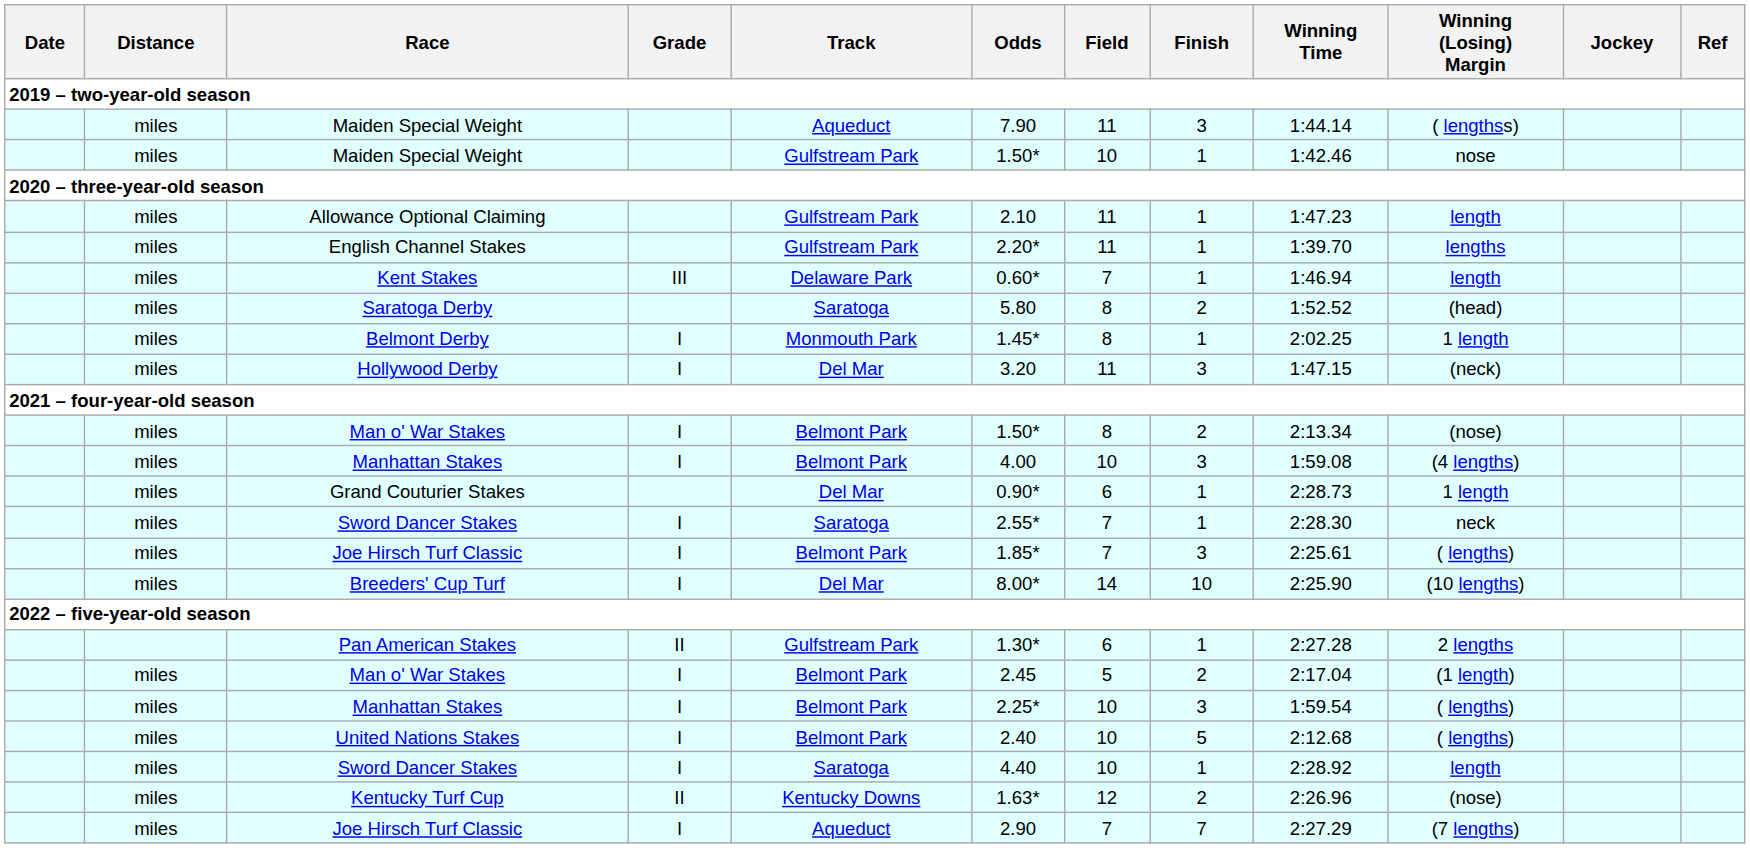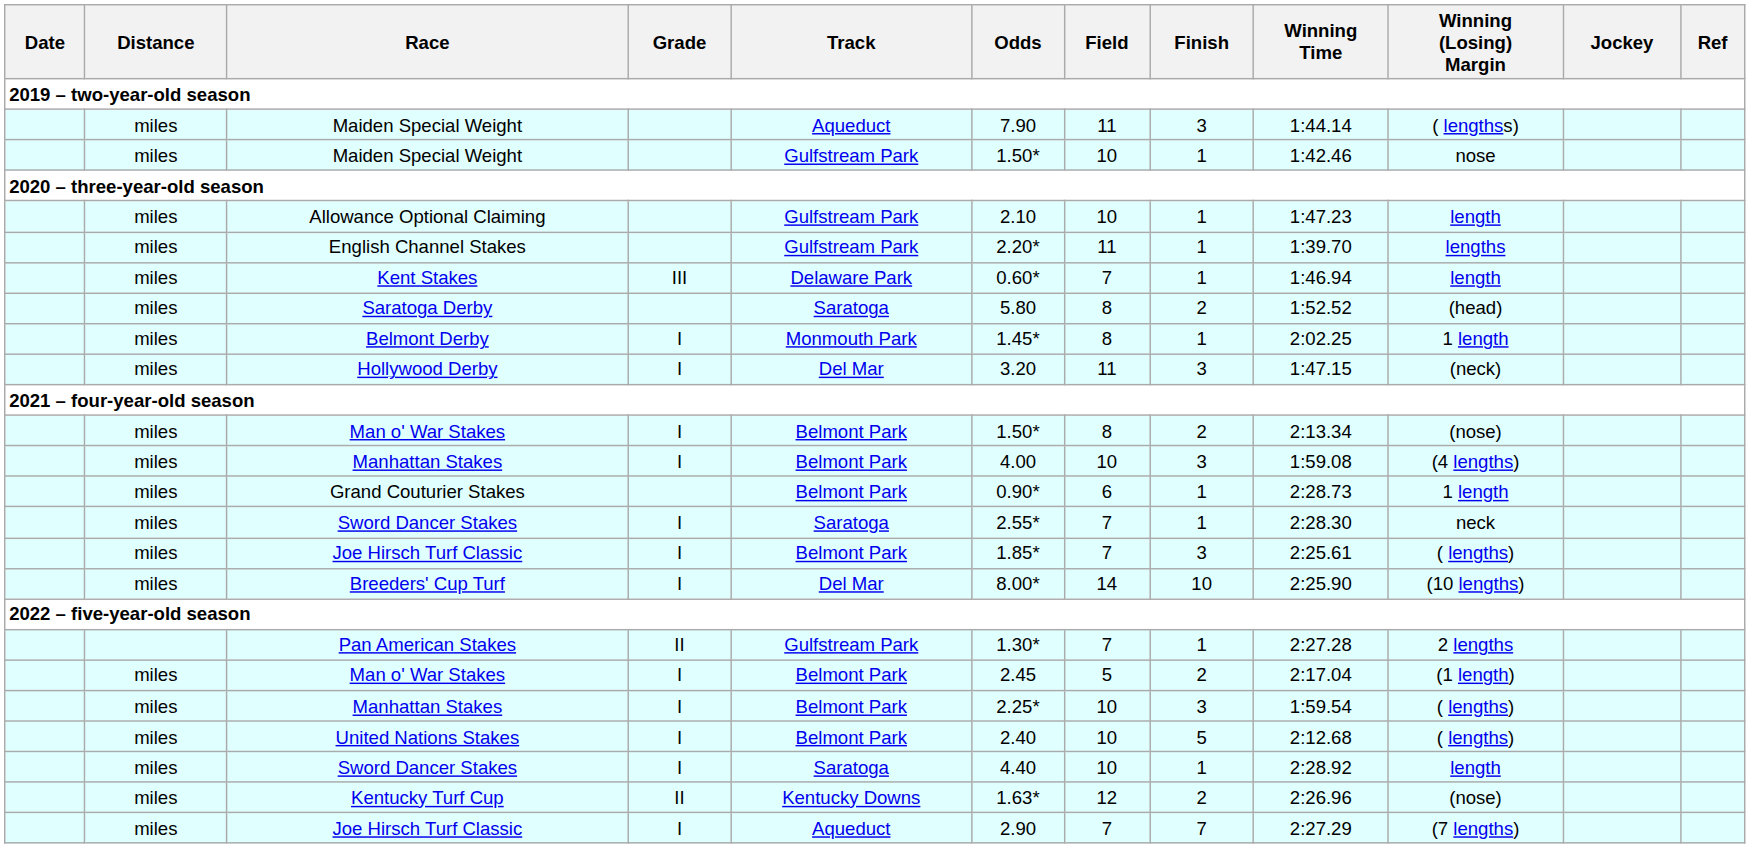(1107, 216) 11 -> (1107, 216) 10
(851, 492) Del Mar -> (851, 492) Belmont Park
(1107, 644) 6 -> (1107, 644) 7
